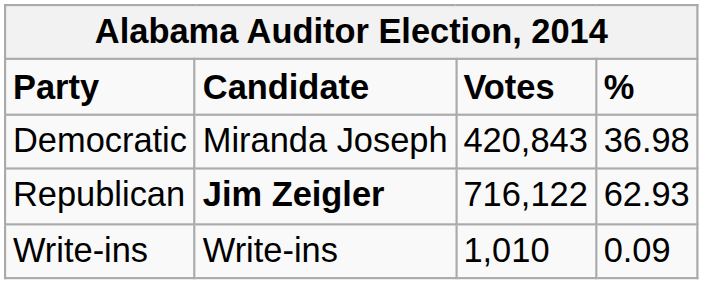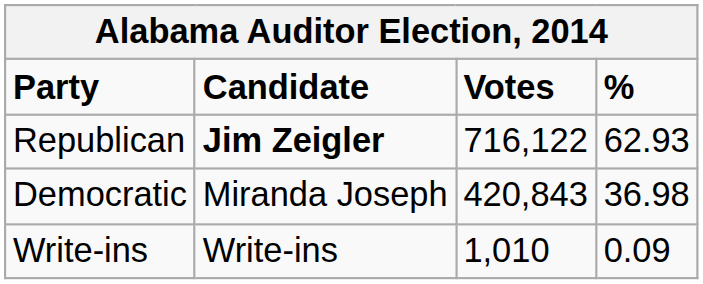rows swapped: (99, 195) <-> (100, 140)
